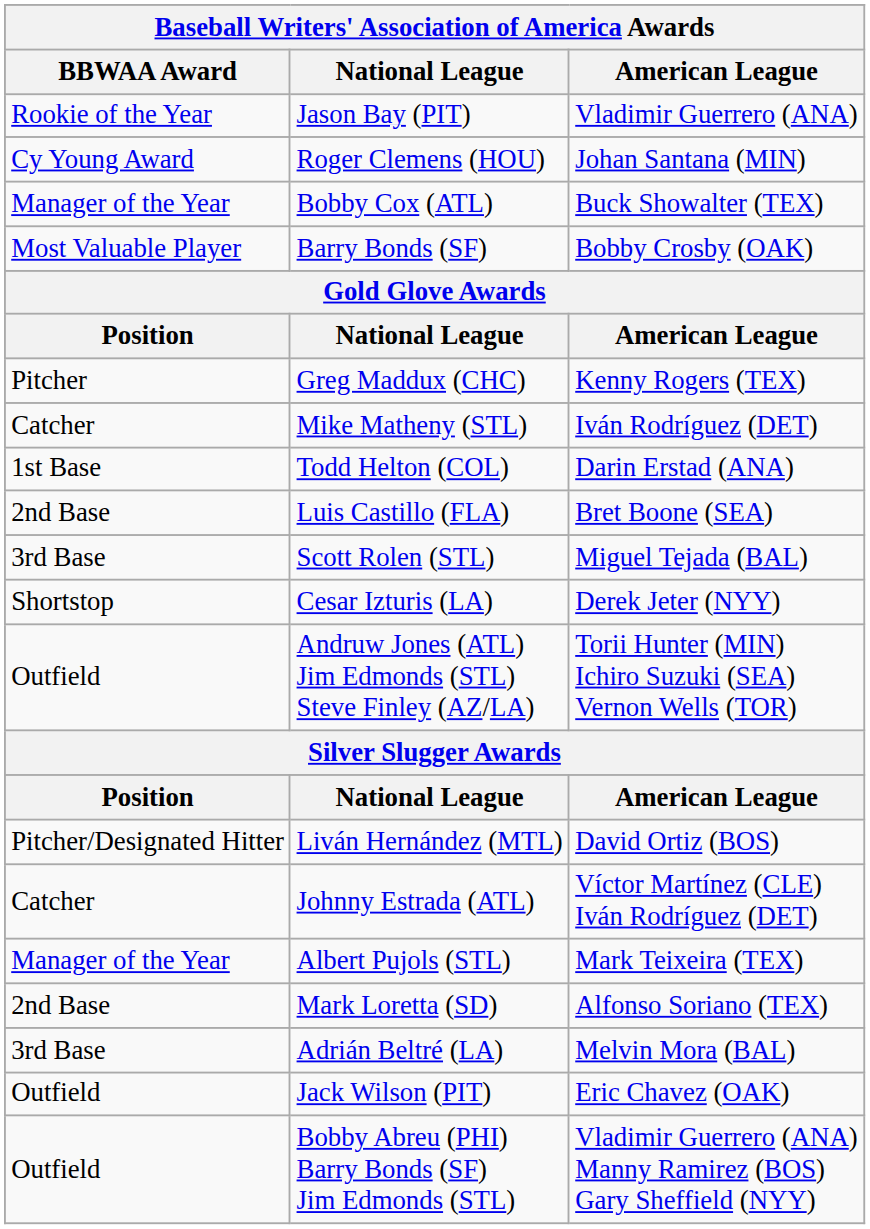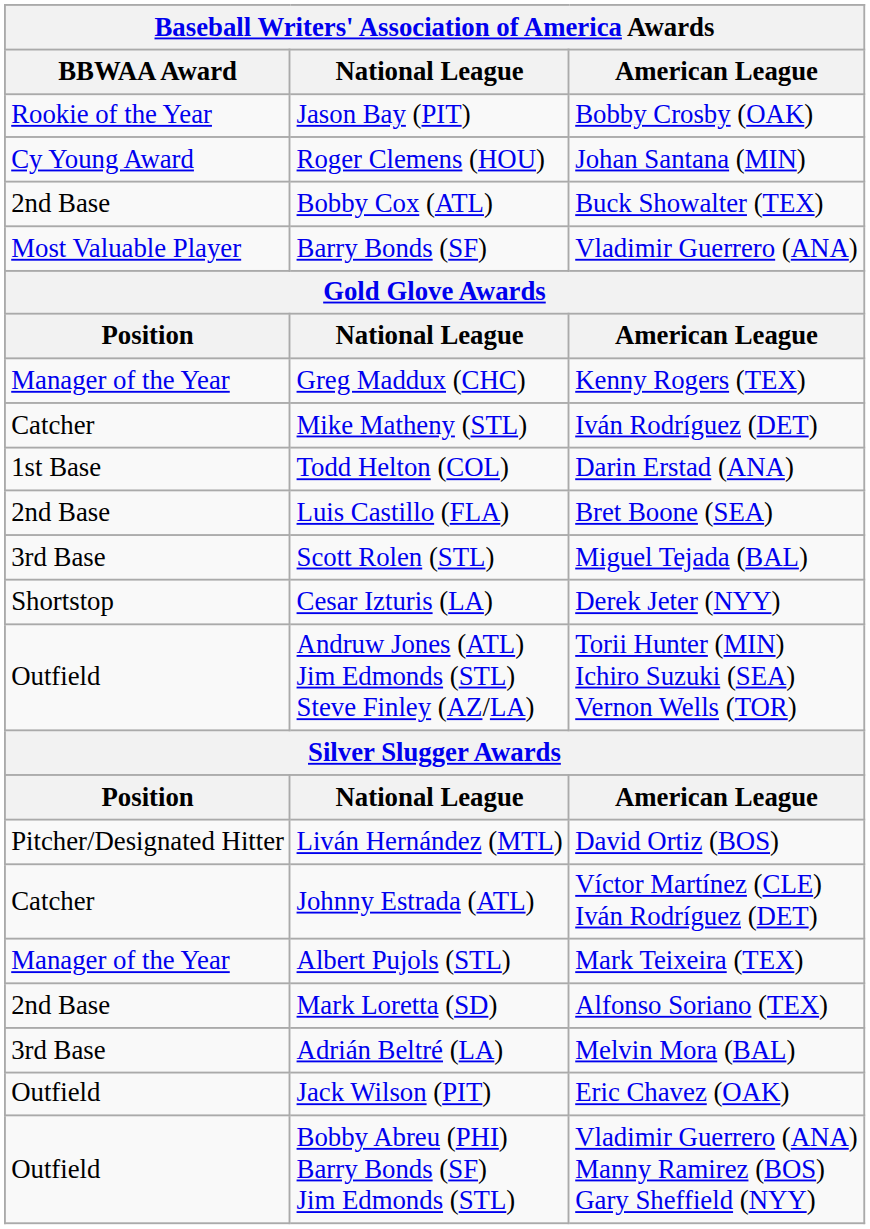(716, 115) Vladimir Guerrero (ANA) -> (694, 115) Bobby Crosby (OAK)
(120, 203) Manager of the Year -> (61, 203) 2nd Base
(694, 247) Bobby Crosby (OAK) -> (716, 247) Vladimir Guerrero (ANA)
(49, 380) Pitcher -> (120, 380) Manager of the Year
